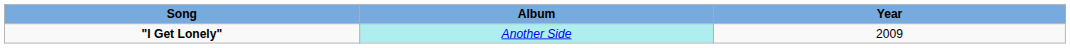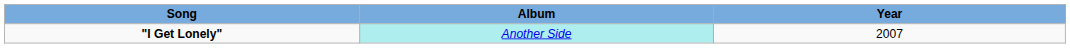(890, 33) 2009 -> (890, 33) 2007
